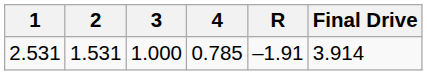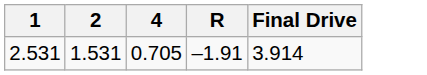- column: (156, 20)
(217, 53) 0.785 -> (156, 53) 0.705
